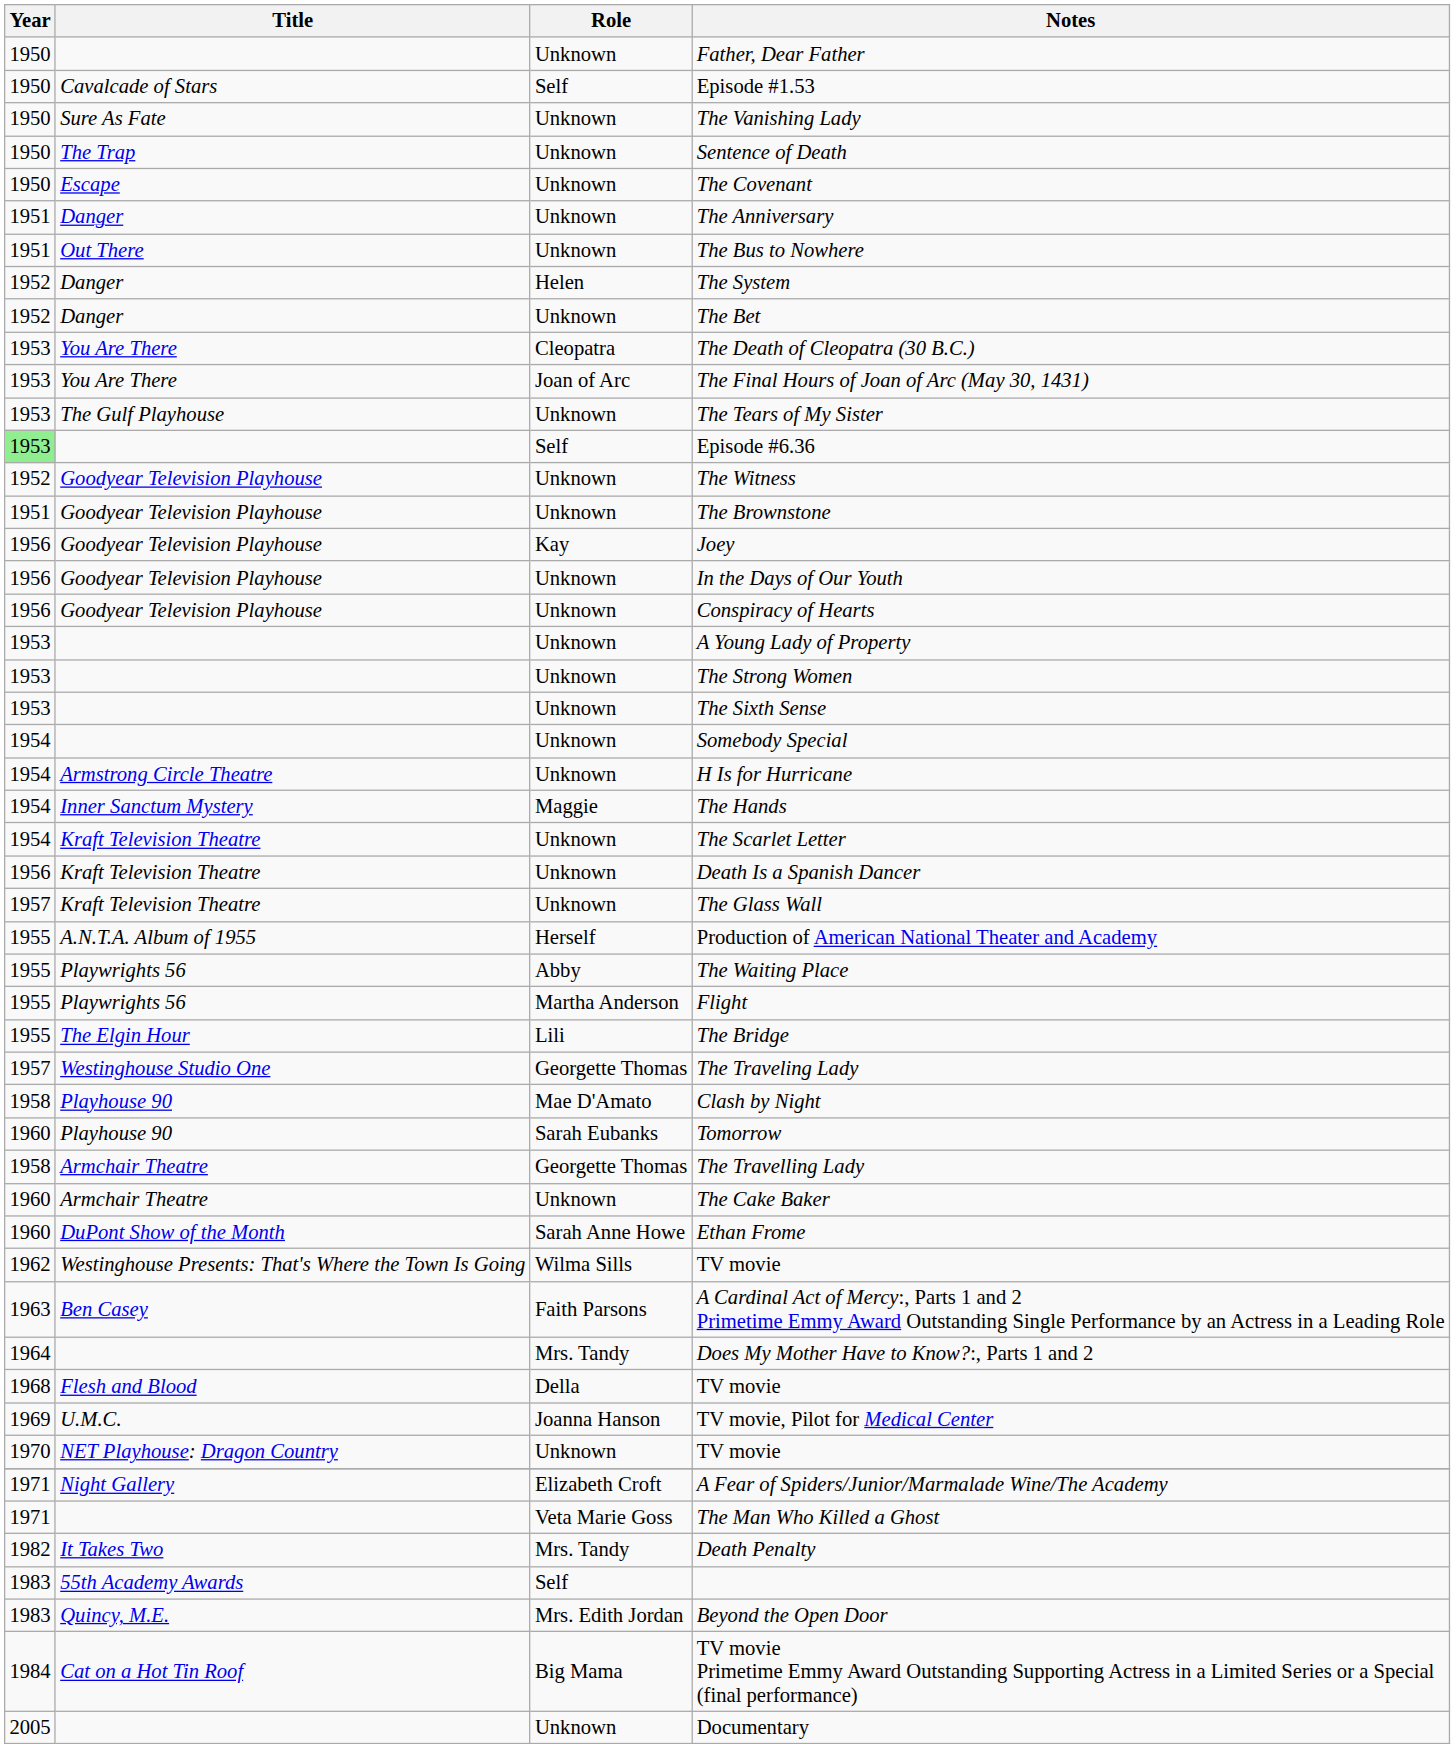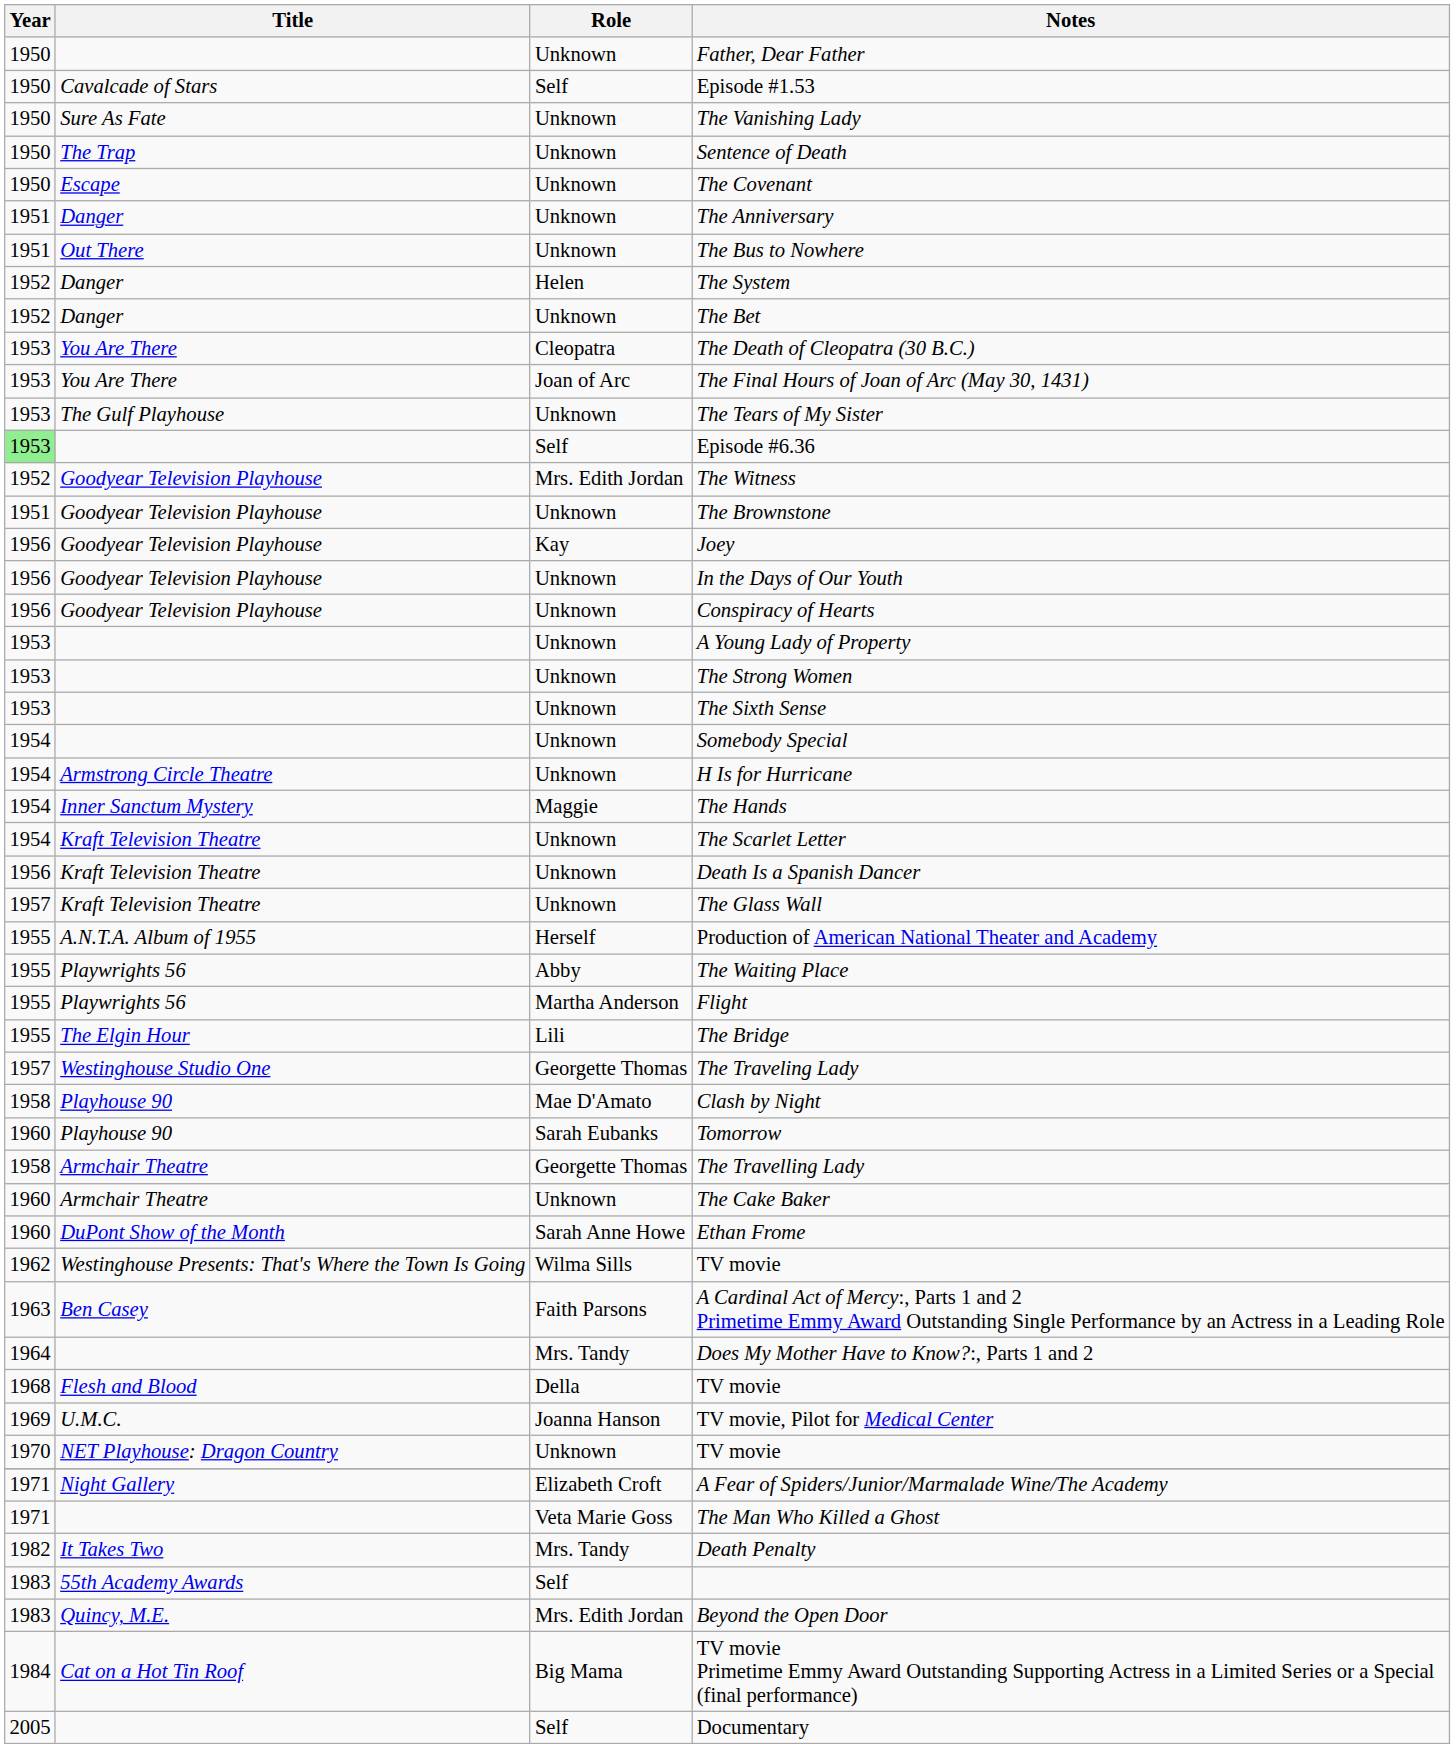(576, 479) Unknown -> (609, 479) Mrs. Edith Jordan
(576, 1727) Unknown -> (552, 1727) Self
